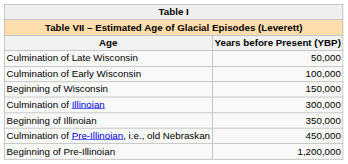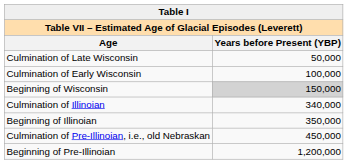(323, 89) no background -> (323, 89) lightgrey background
(323, 105) 300,000 -> (323, 105) 340,000
